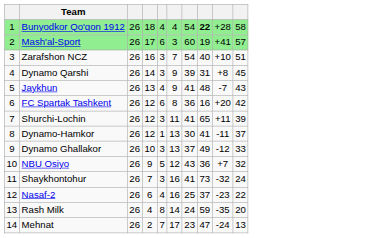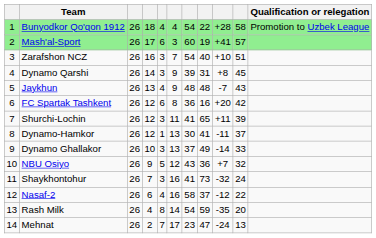+ column: (310, 12)
(205, 27) bold -> (205, 27) normal
(190, 88) 41 -> (190, 88) 48
(223, 149) -12 -> (223, 149) -14
(190, 194) 25 -> (190, 194) 58
(223, 194) -23 -> (223, 194) -12
(190, 210) 24 -> (190, 210) 54
